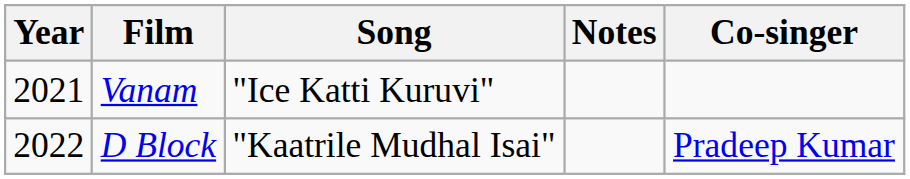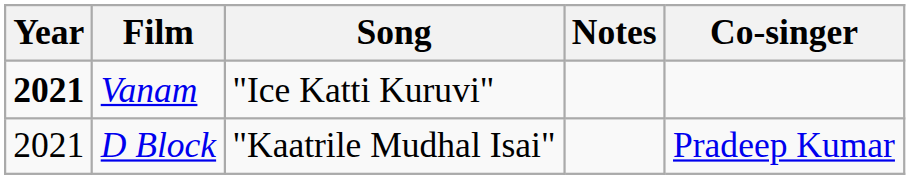(49, 88) normal -> (49, 88) bold
(49, 145) 2022 -> (49, 145) 2021
